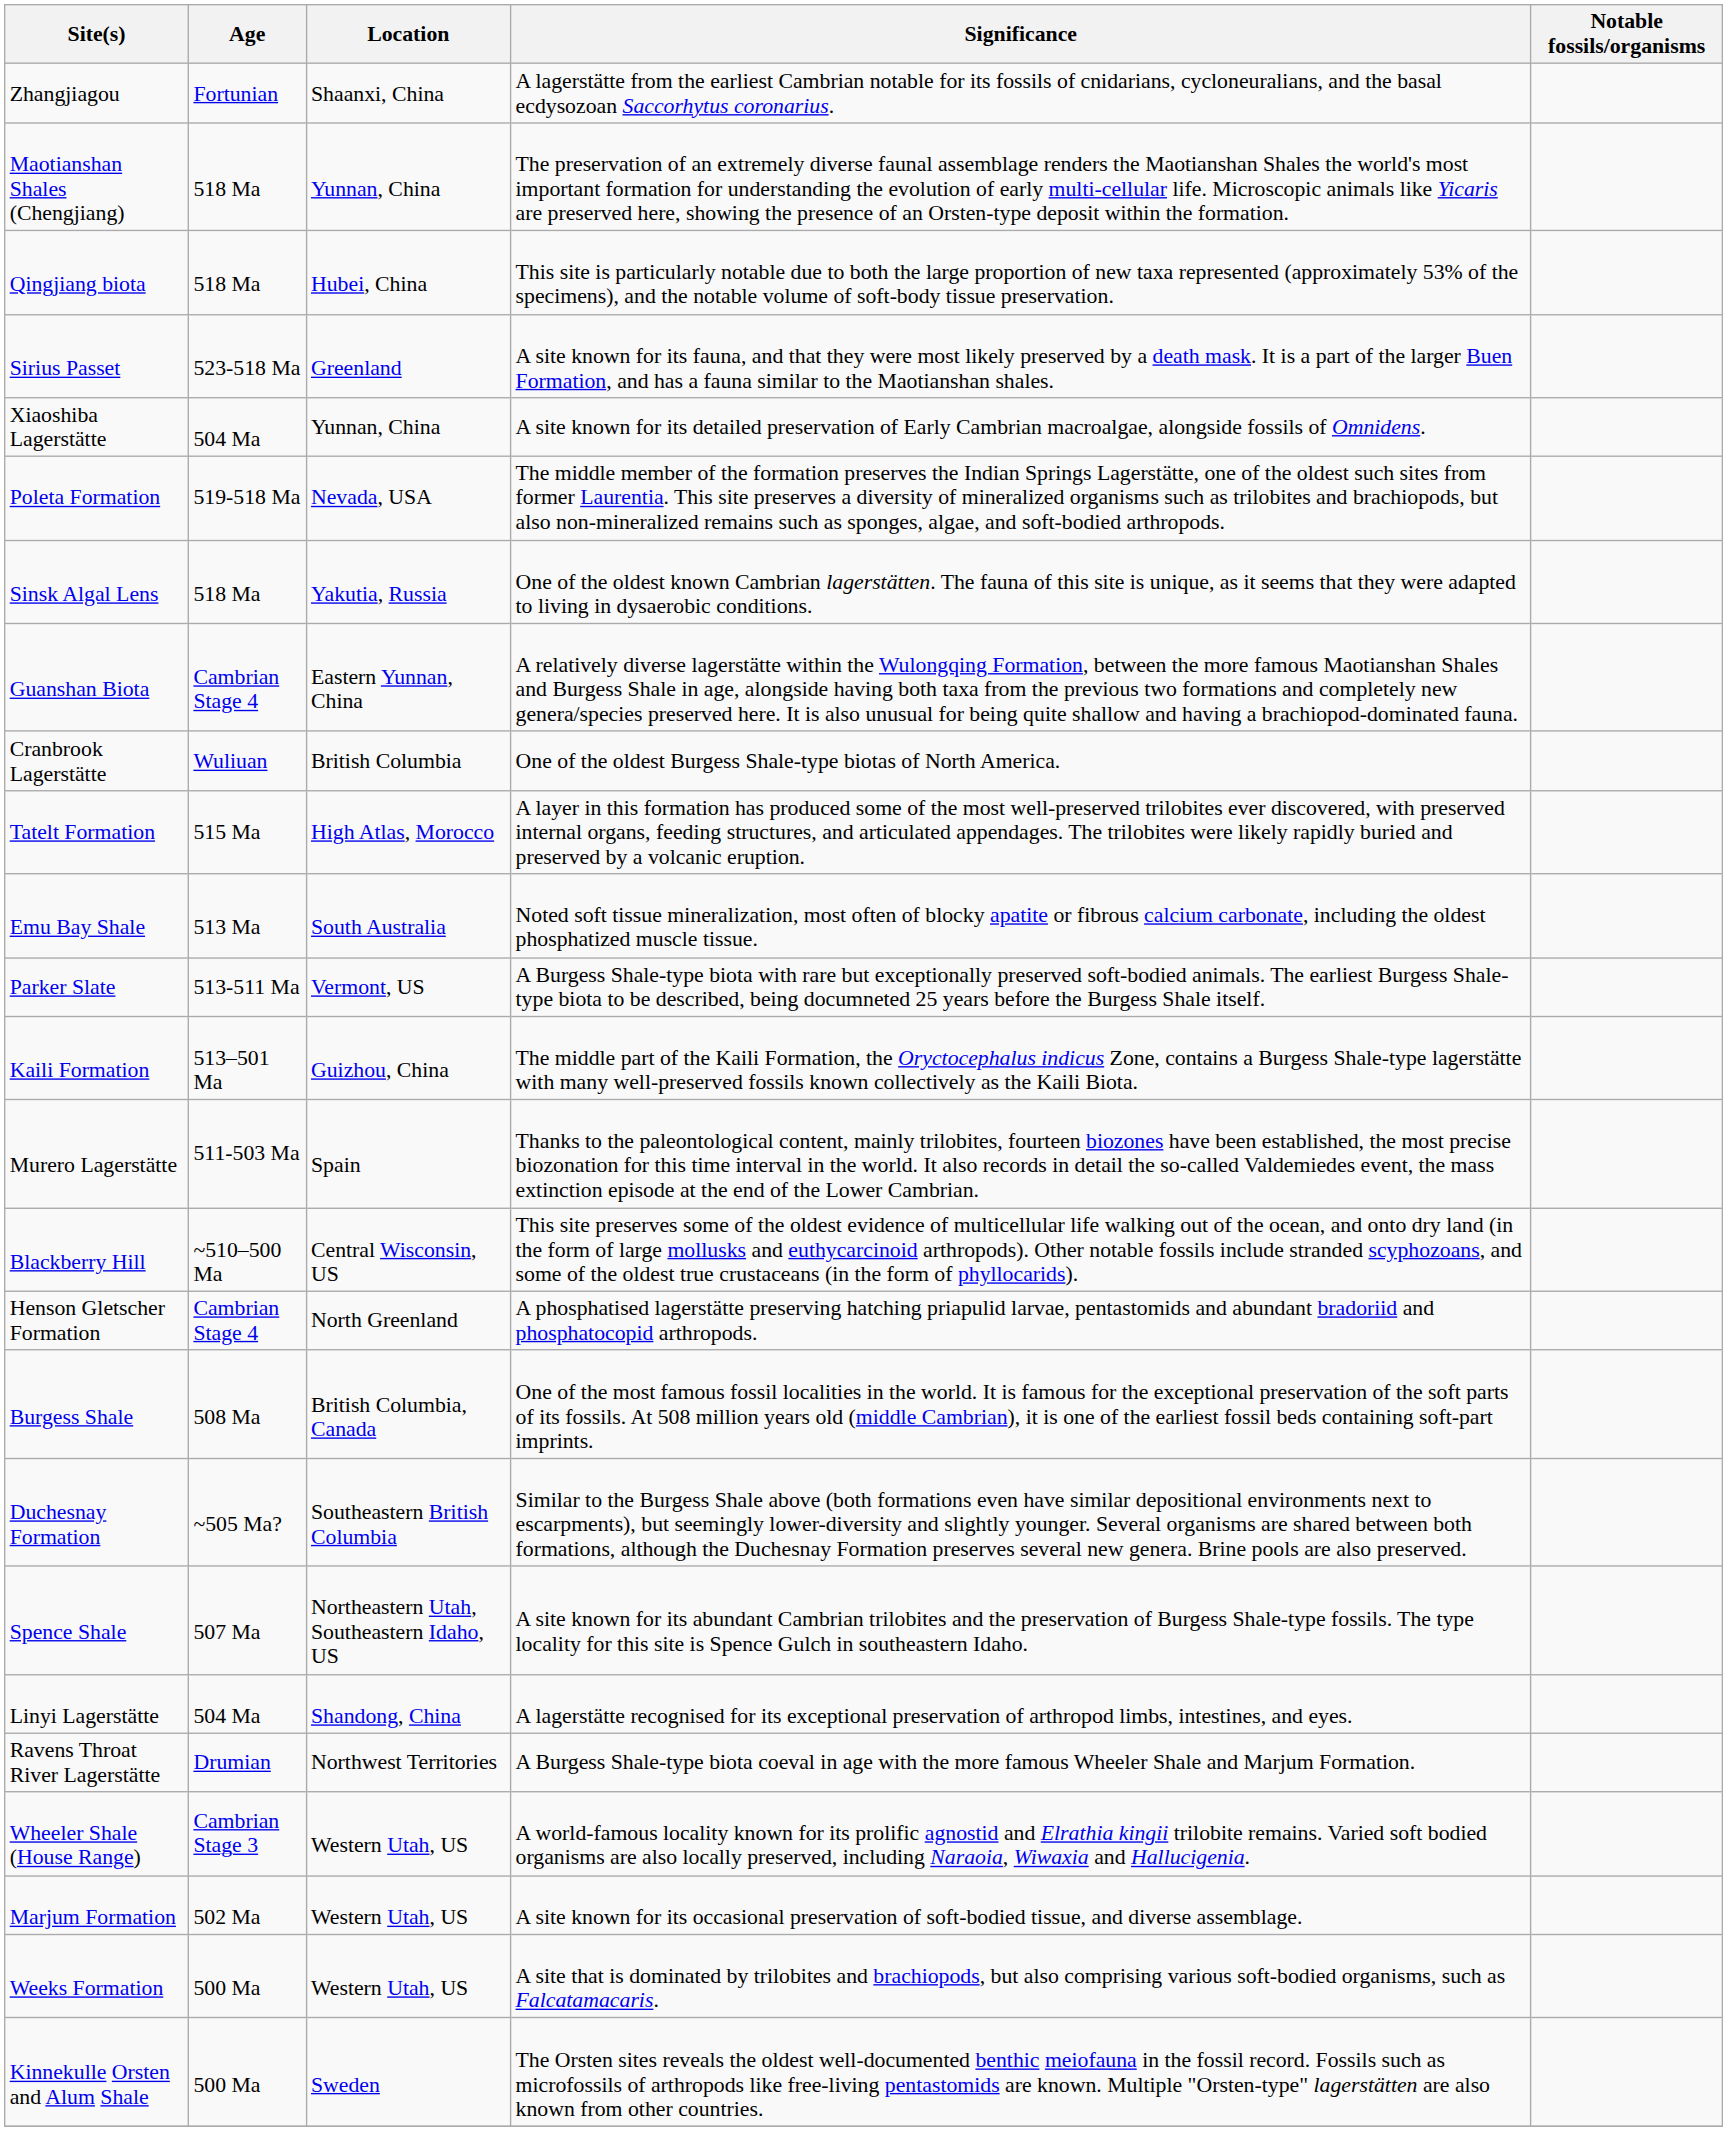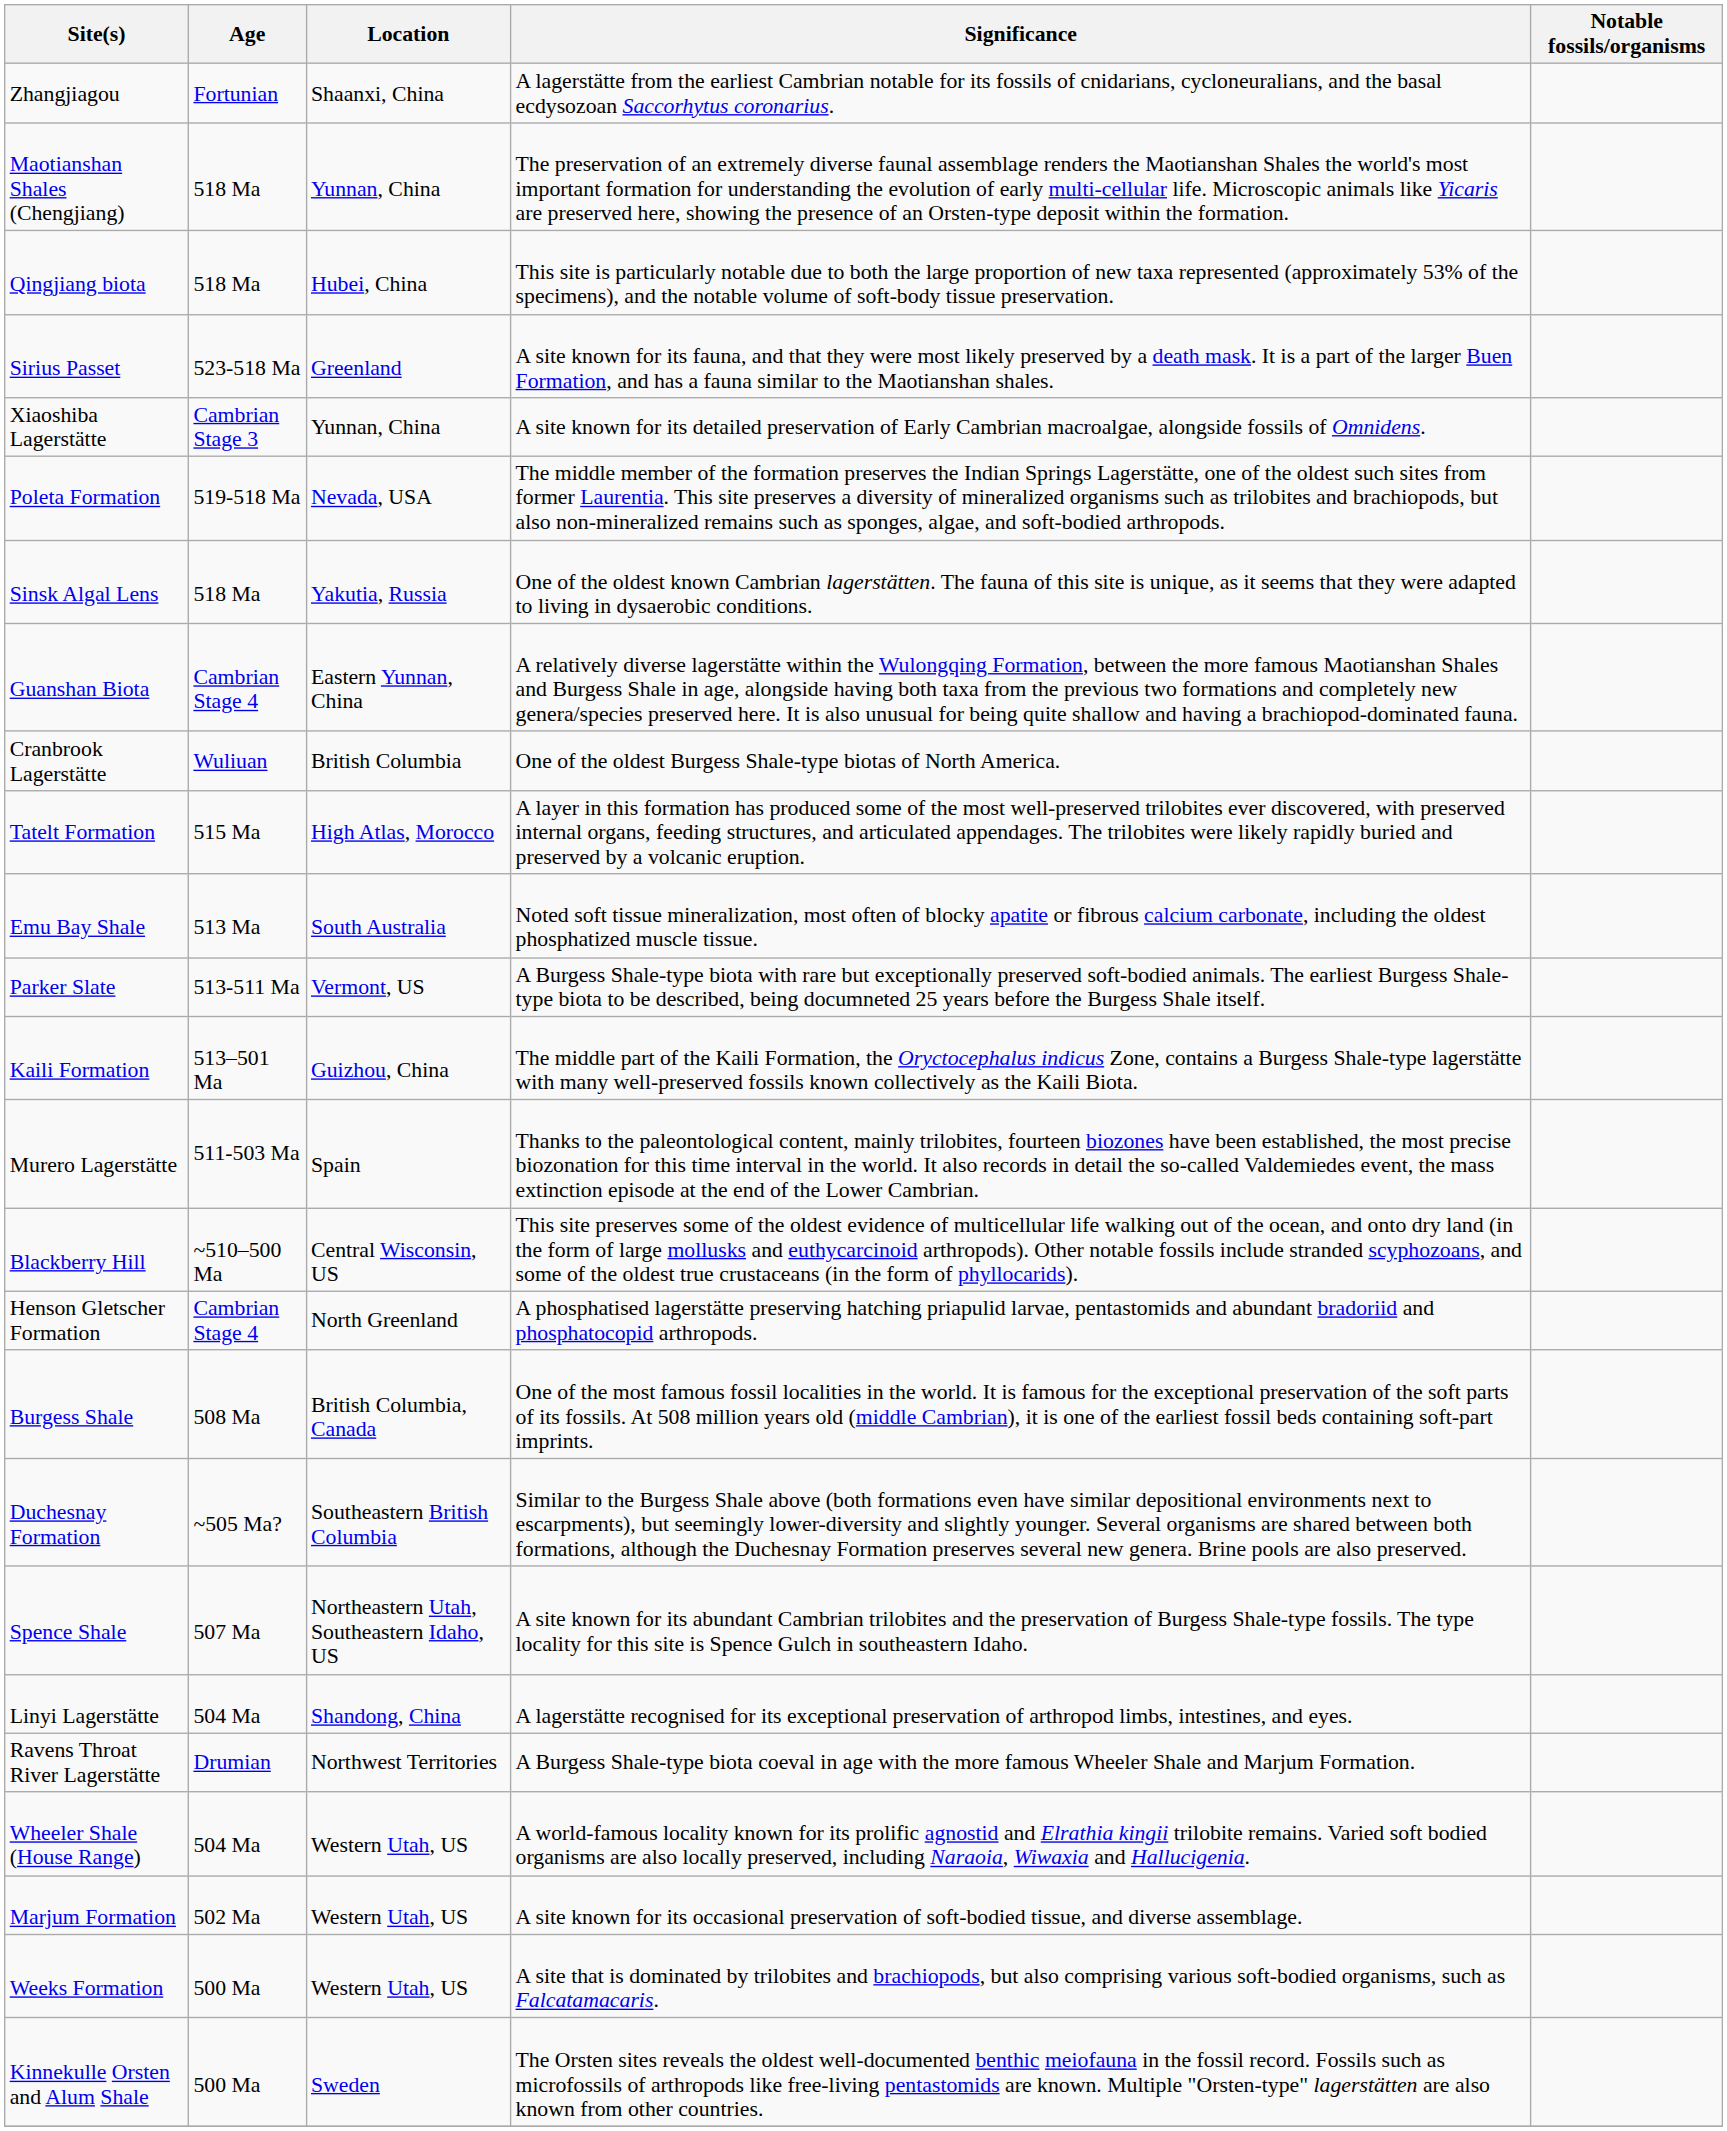(227, 439) 504 Ma -> (236, 426) Cambrian Stage 3
(236, 1833) Cambrian Stage 3 -> (227, 1845) 504 Ma
